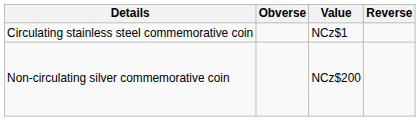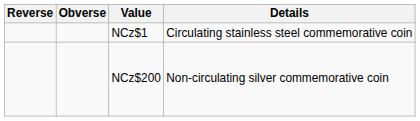columns swapped: (389, 13) <-> (130, 13)
